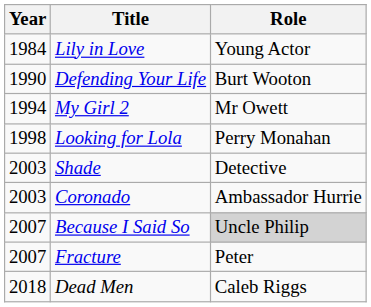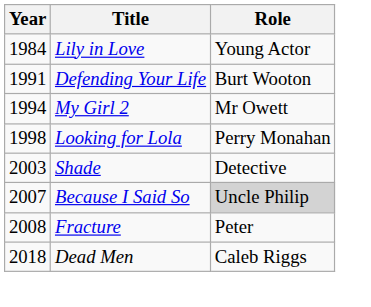(28, 78) 1990 -> (28, 78) 1991
- row: (93, 197)
(28, 256) 2007 -> (28, 227) 2008
